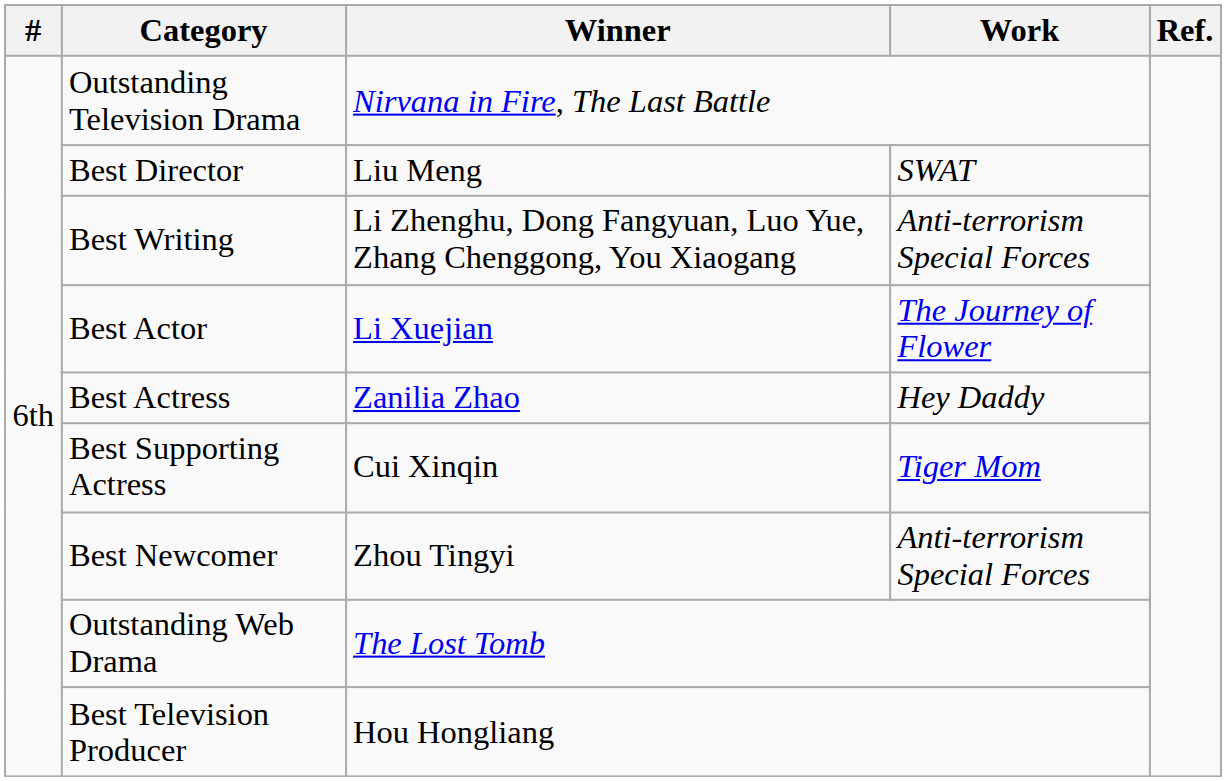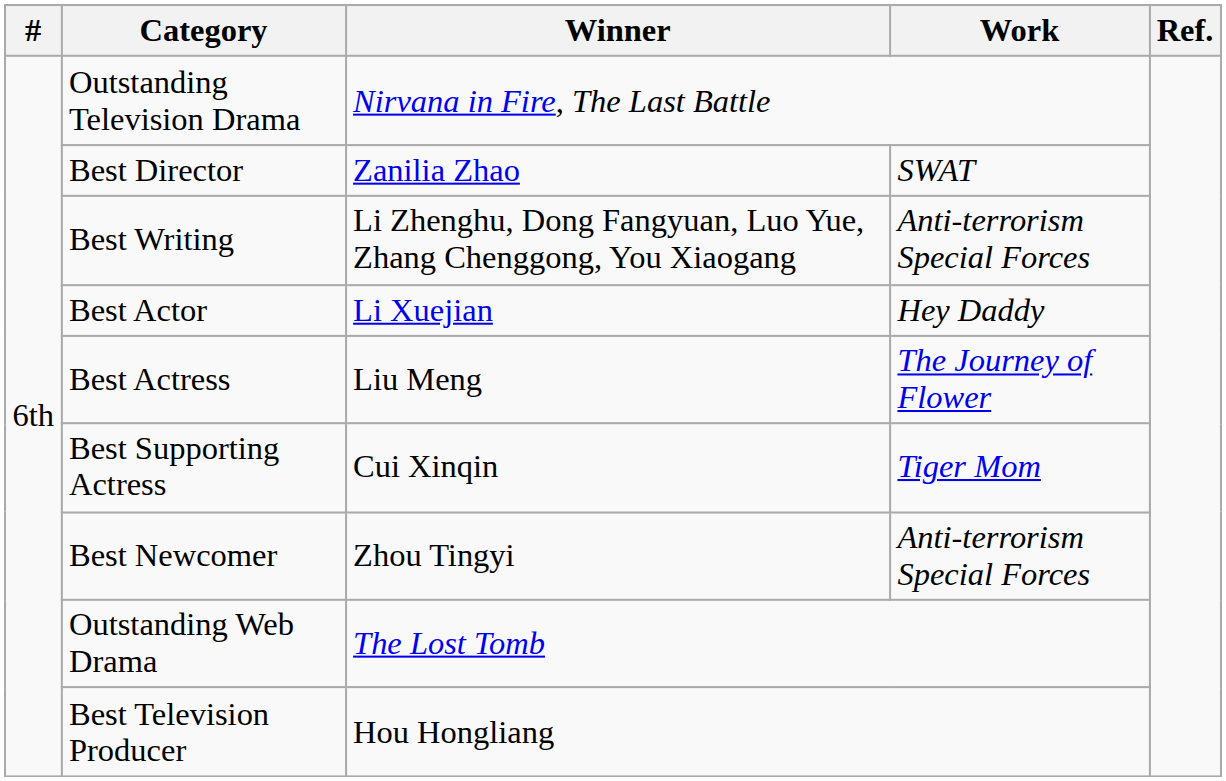(418, 169) Liu Meng -> (436, 169) Zanilia Zhao
(995, 327) The Journey of Flower -> (971, 309) Hey Daddy
(436, 397) Zanilia Zhao -> (418, 379) Liu Meng
(971, 397) Hey Daddy -> (995, 379) The Journey of Flower
